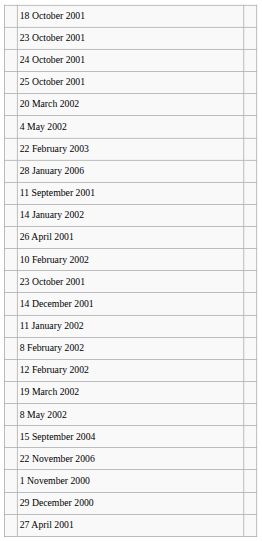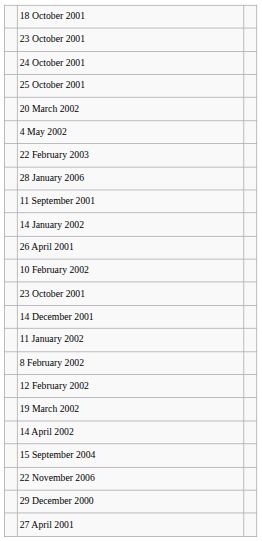+ row: (11, 432)
- row: (11, 415)
- row: (11, 481)
